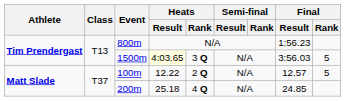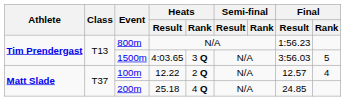(167, 58) lightyellow background -> (167, 58) no background
(327, 73) 5 -> (327, 73) 4
